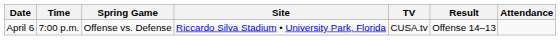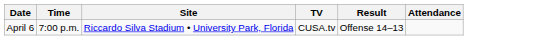- column: (128, 12)
